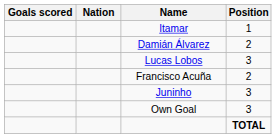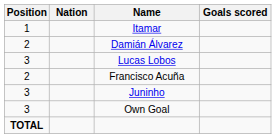columns swapped: (249, 13) <-> (40, 13)
